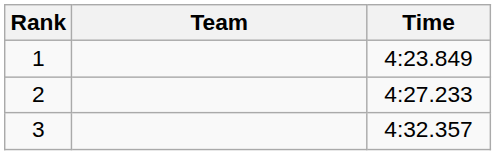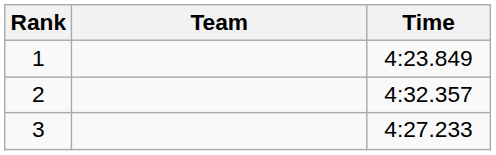(428, 94) 4:27.233 -> (428, 94) 4:32.357
(428, 130) 4:32.357 -> (428, 130) 4:27.233
